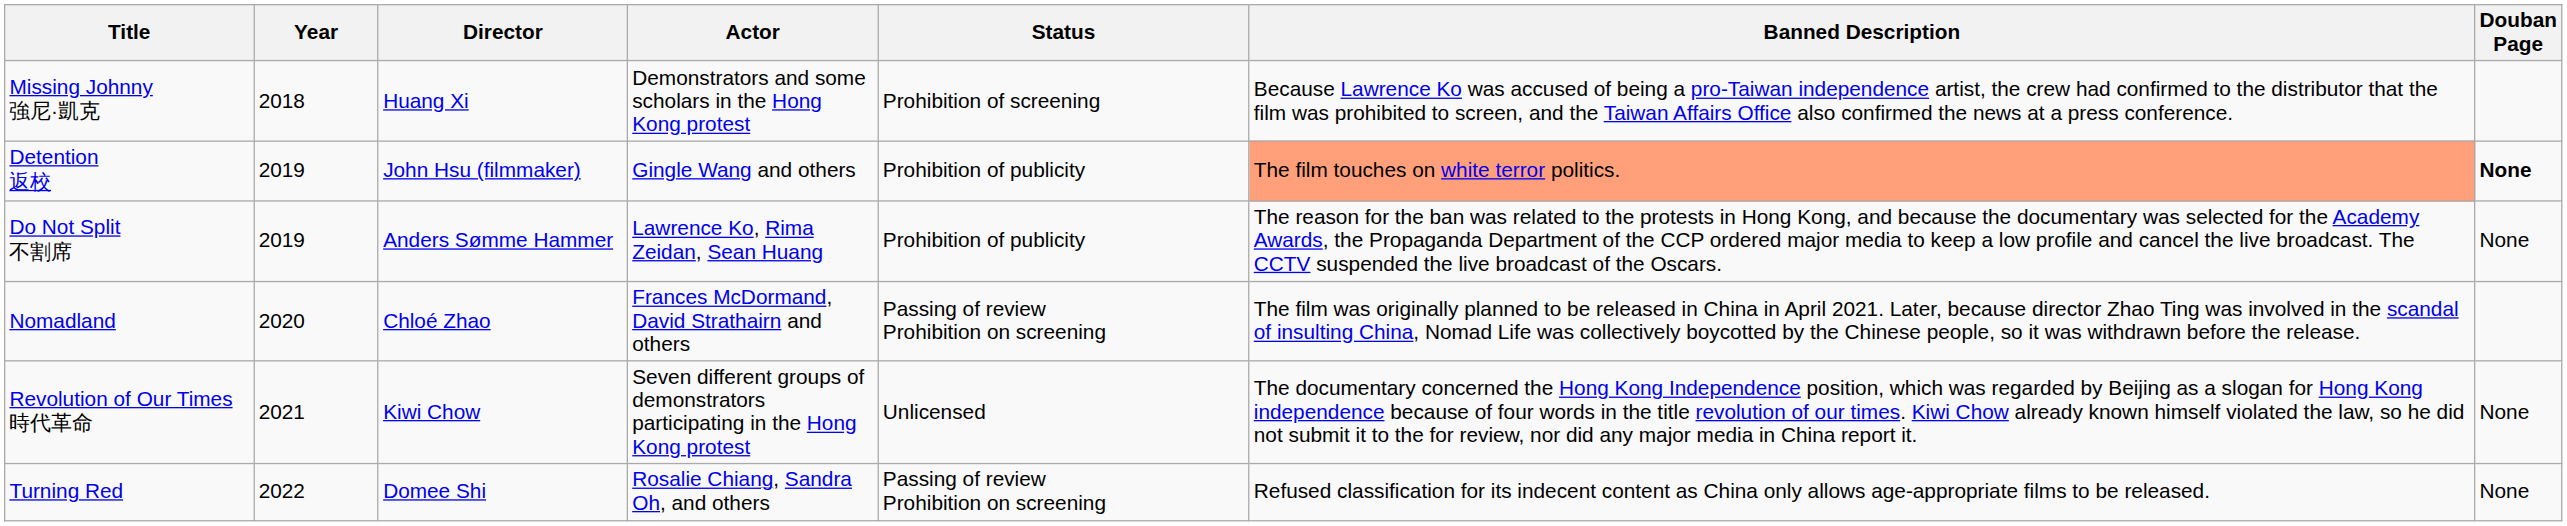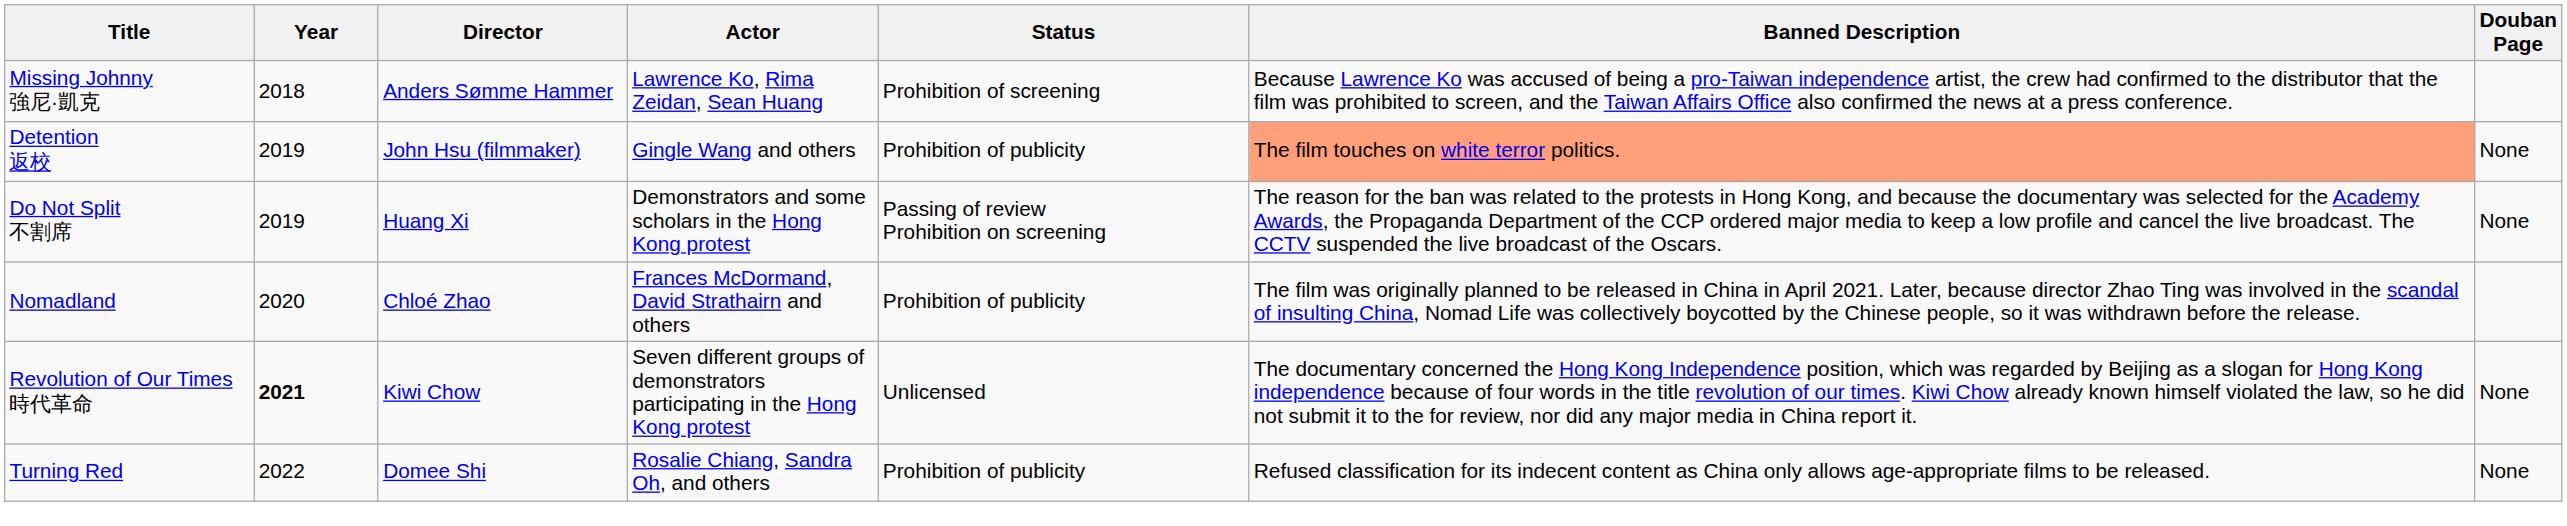(426, 100) Huang Xi -> (498, 91) Anders Sømme Hammer
(749, 100) Demonstrators and some scholars in the Hong Kong protest -> (728, 91) Lawrence Ko, Rima Zeidan, Sean Huang
(2506, 170) bold -> (2504, 151) normal
(498, 240) Anders Sømme Hammer -> (426, 221) Huang Xi
(728, 240) Lawrence Ko, Rima Zeidan, Sean Huang -> (749, 221) Demonstrators and some scholars in the Hong Kong protest
(984, 240) Prohibition of publicity -> (994, 221) Passing of review Prohibition on screening
(994, 320) Passing of review Prohibition on screening -> (984, 301) Prohibition of publicity
(282, 412) normal -> (282, 392) bold
(994, 491) Passing of review Prohibition on screening -> (984, 472) Prohibition of publicity
